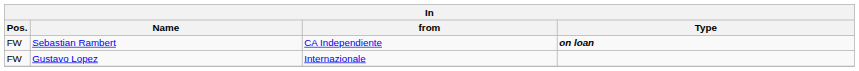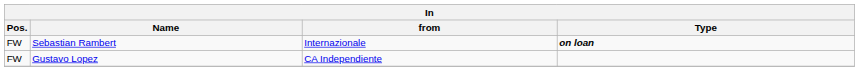(343, 43) CA Independiente -> (335, 43) Internazionale
(335, 59) Internazionale -> (343, 59) CA Independiente
